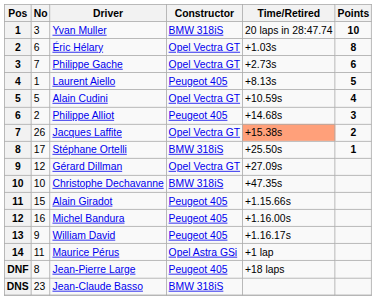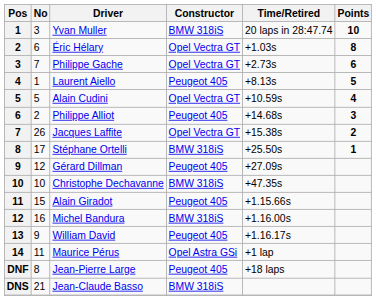(264, 132) lightsalmon background -> (264, 132) no background
(204, 167) Opel Vectra GT -> (198, 167) Peugeot 405
(198, 218) Peugeot 405 -> (196, 218) BMW 318iS
(39, 286) 23 -> (39, 286) 21
